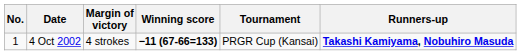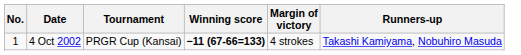columns swapped: (270, 19) <-> (110, 19)
(418, 42) bold -> (412, 42) normal
